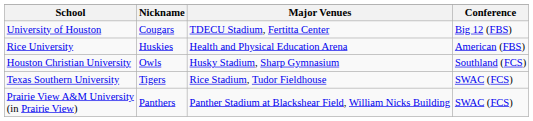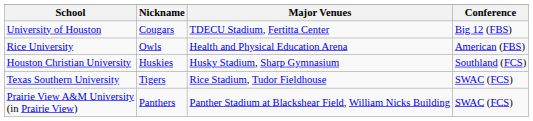(156, 46) Huskies -> (150, 46) Owls
(150, 63) Owls -> (156, 63) Huskies
